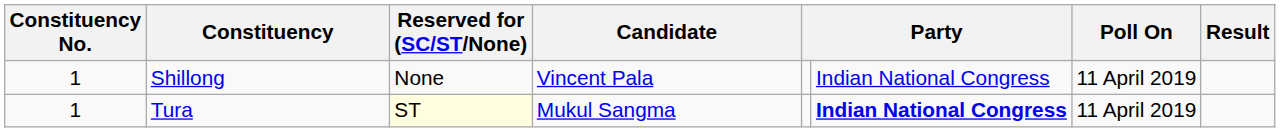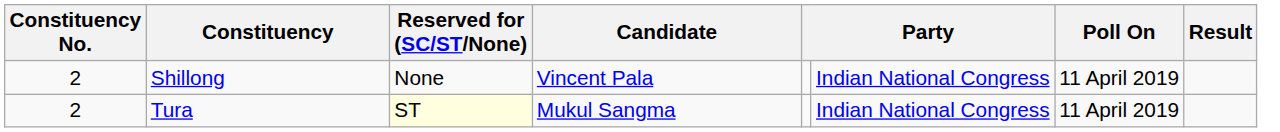(75, 77) 1 -> (75, 77) 2
(75, 110) 1 -> (75, 110) 2
(941, 110) bold -> (933, 110) normal
